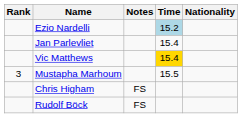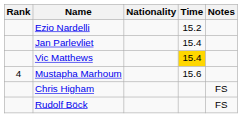columns swapped: (210, 12) <-> (140, 12)
(169, 27) lightblue background -> (192, 27) no background
(18, 74) 3 -> (18, 74) 4
(169, 74) 15.5 -> (192, 74) 15.6
